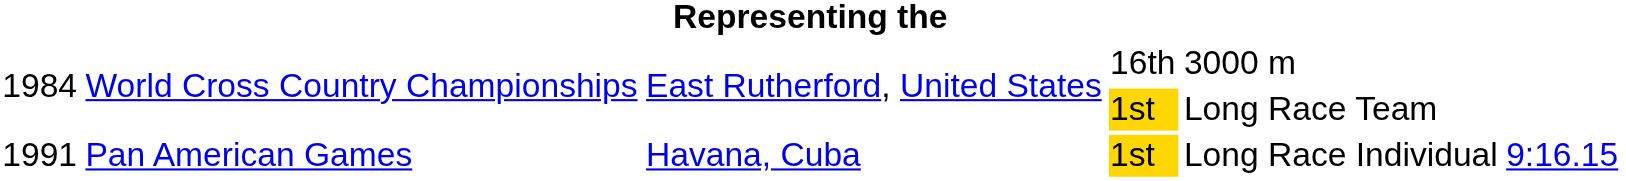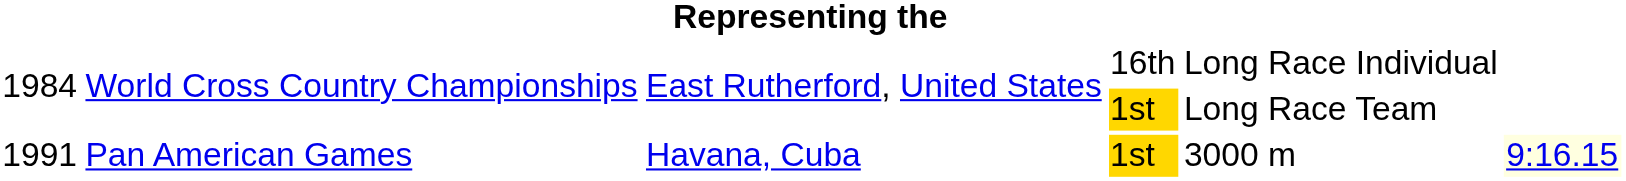(1240, 62) 3000 m -> (1341, 62) Long Race Individual
(1341, 155) Long Race Individual -> (1240, 155) 3000 m
(1562, 155) no background -> (1562, 155) lightyellow background
